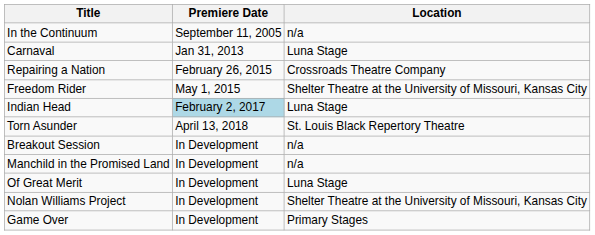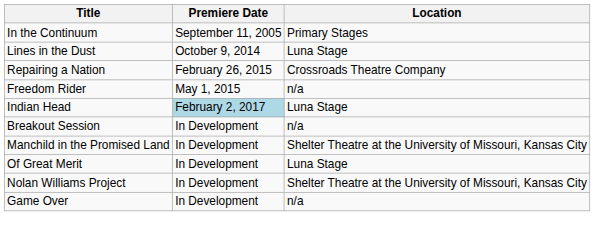(295, 32) n/a -> (327, 32) Primary Stages
- row: (31, 51)
+ row: (51, 51)
(437, 88) Shelter Theatre at the University of Missouri, Kansas City -> (295, 88) n/a
- row: (42, 126)
(295, 164) n/a -> (437, 145) Shelter Theatre at the University of Missouri, Kansas City
(327, 220) Primary Stages -> (295, 201) n/a
